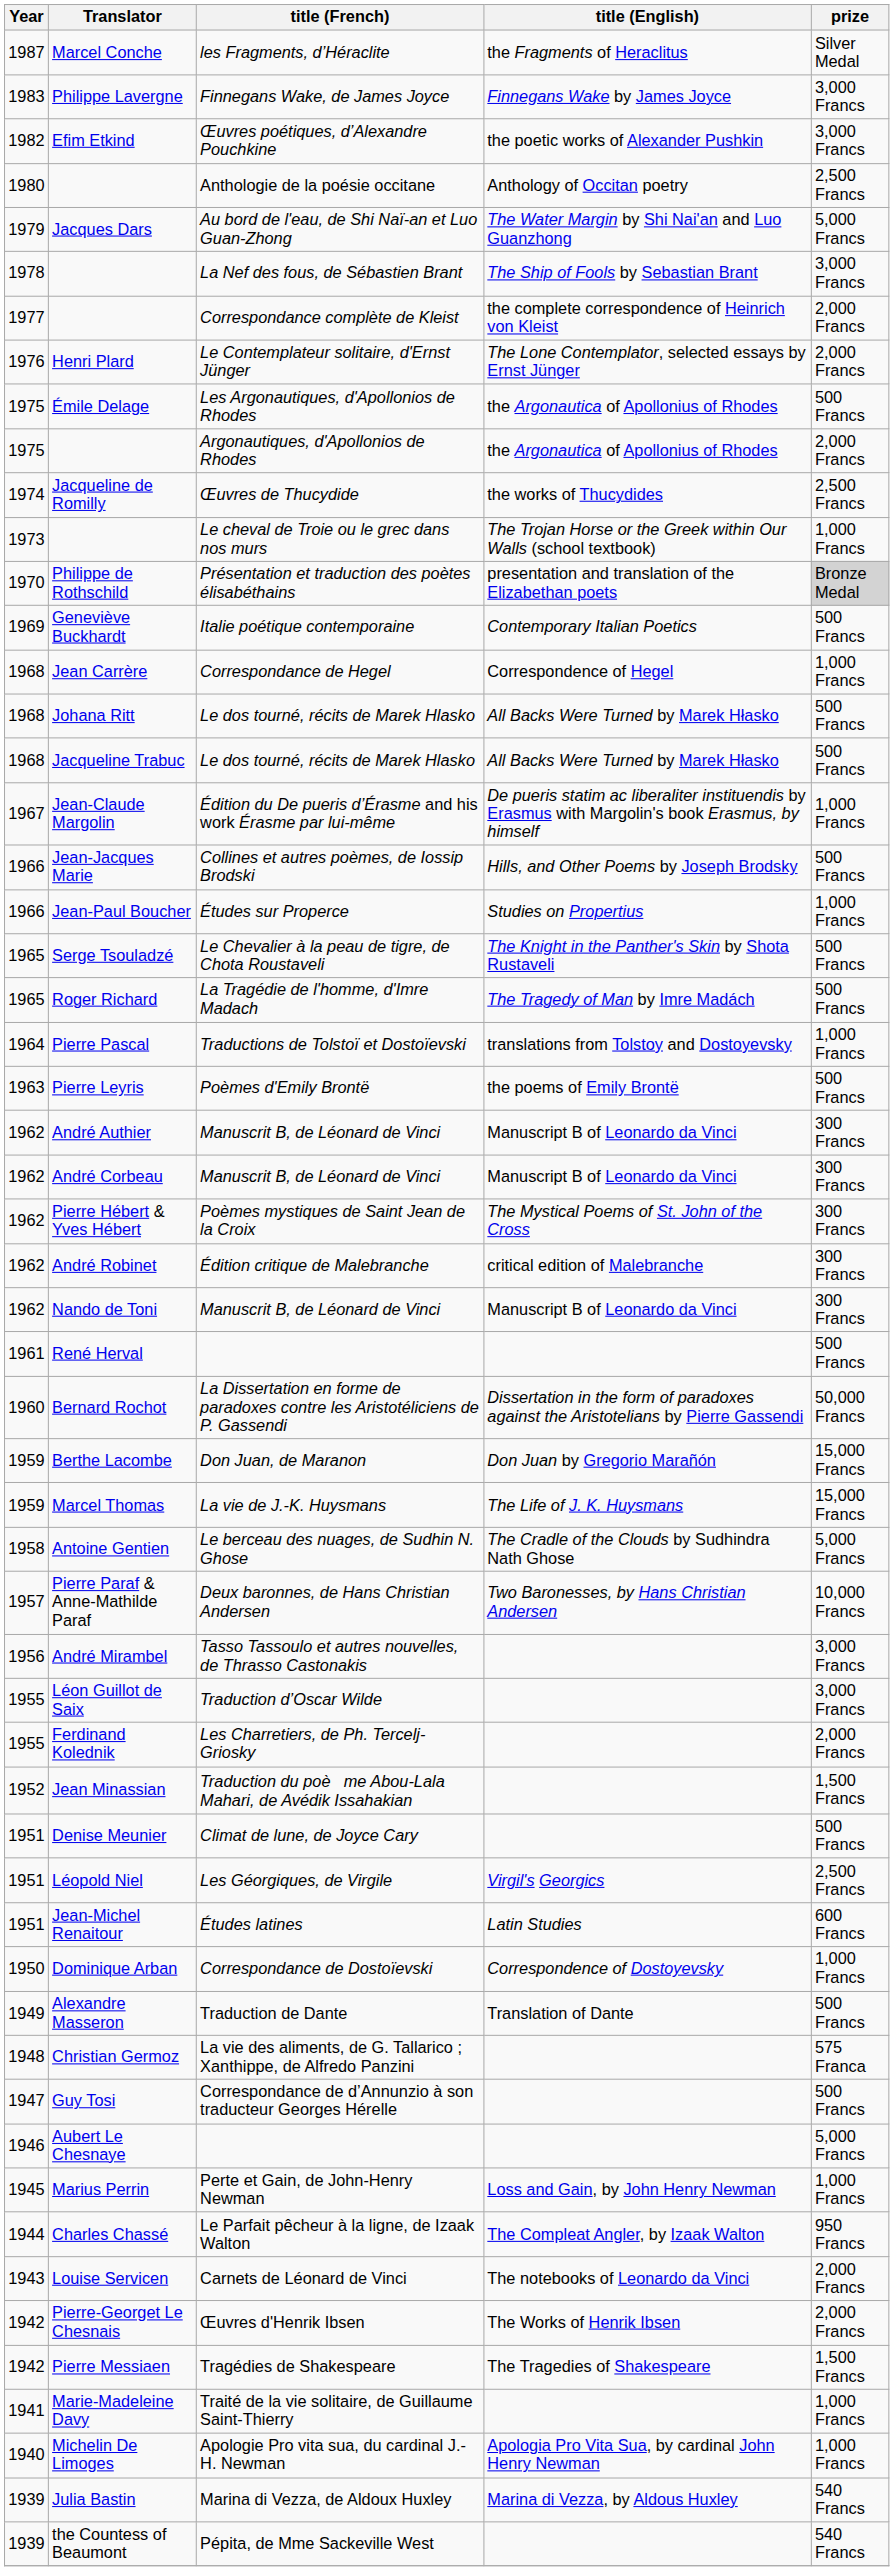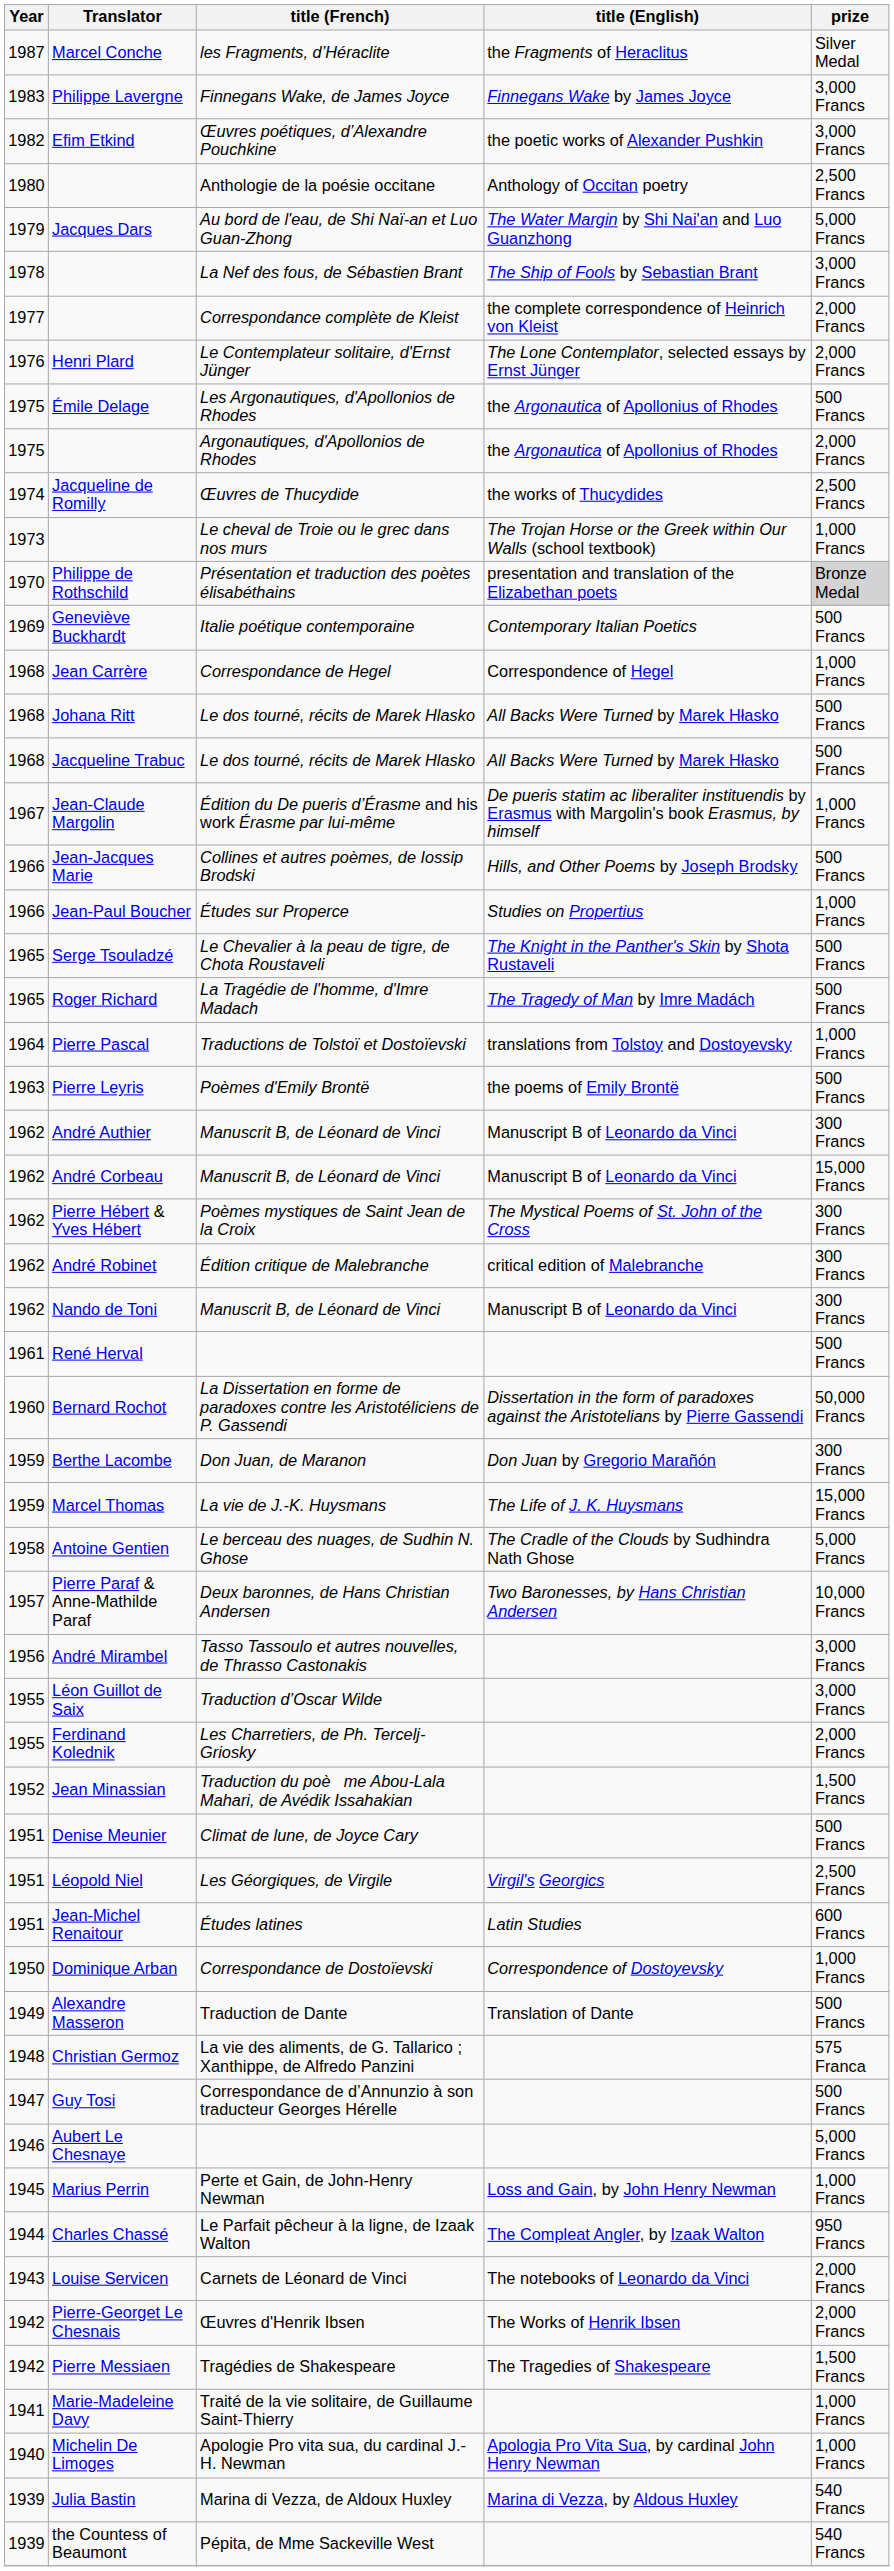(840, 1176) 300 Francs -> (840, 1176) 15,000 Francs
(840, 1460) 15,000 Francs -> (840, 1460) 300 Francs
